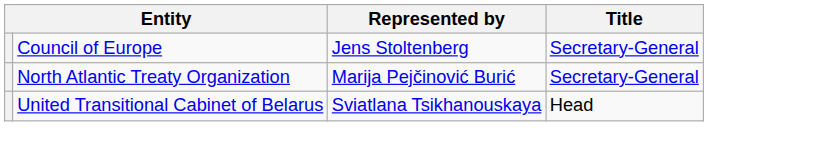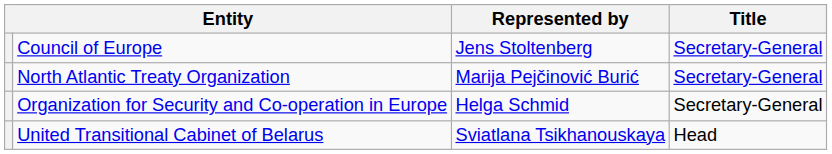+ row: (232, 105)
